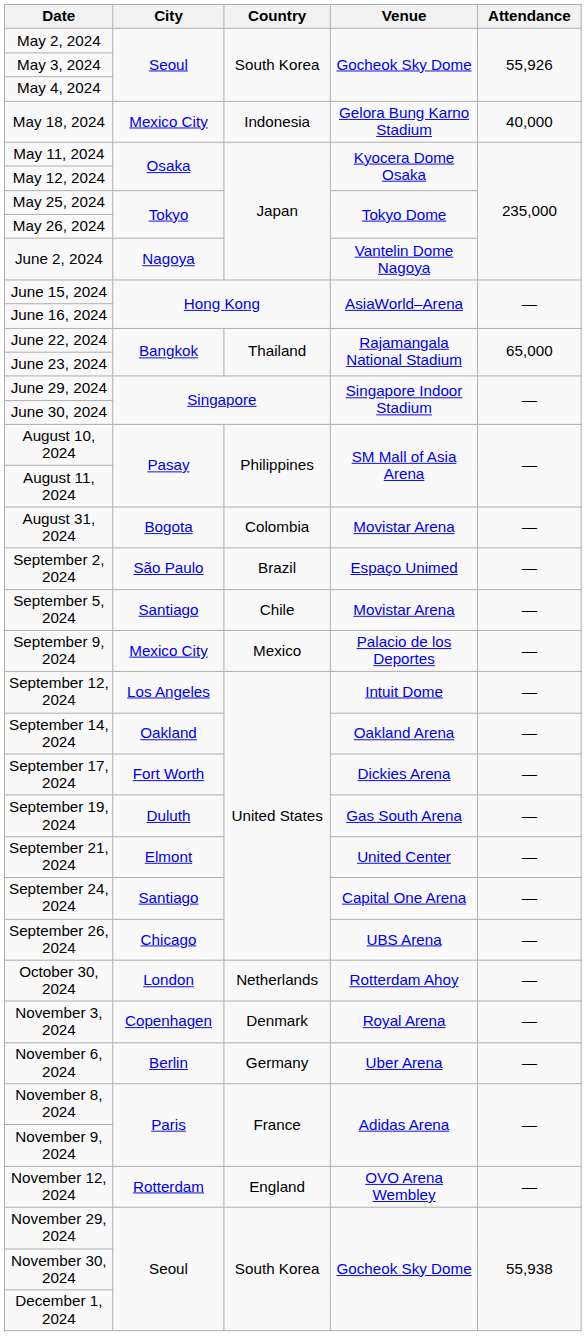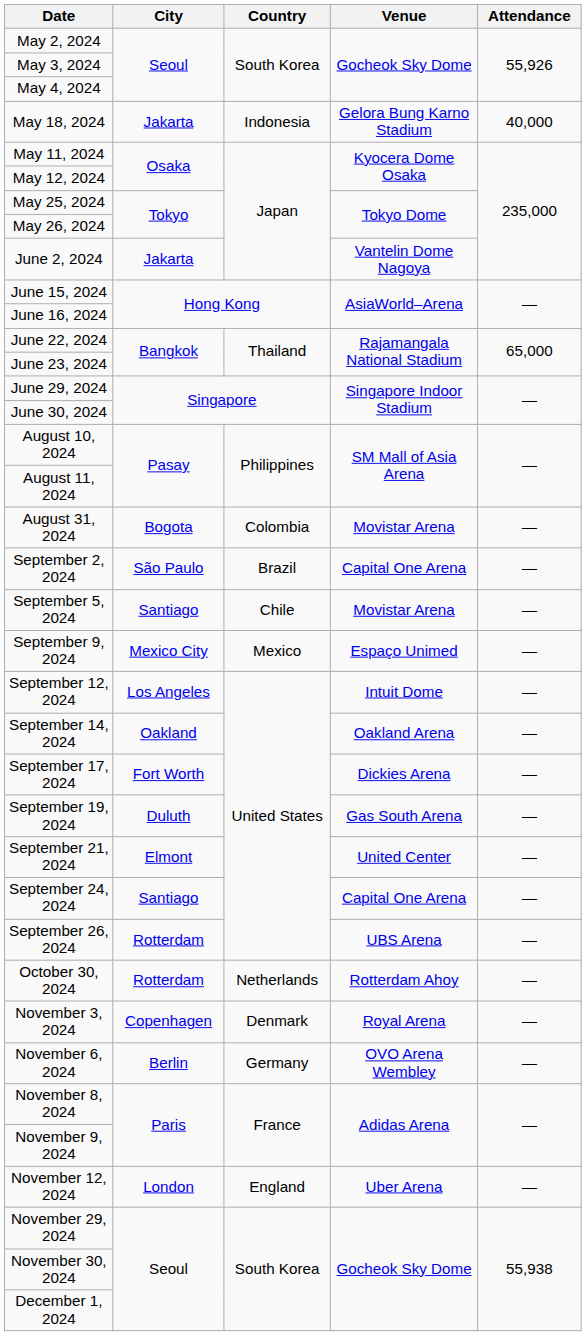(168, 121) Mexico City -> (168, 121) Jakarta
(168, 259) Nagoya -> (168, 259) Jakarta
(404, 568) Espaço Unimed -> (404, 568) Capital One Arena
(404, 651) Palacio de los Deportes -> (404, 651) Espaço Unimed
(168, 939) Chicago -> (168, 939) Rotterdam
(168, 980) London -> (168, 980) Rotterdam
(404, 1063) Uber Arena -> (404, 1063) OVO Arena Wembley
(168, 1186) Rotterdam -> (168, 1186) London
(404, 1186) OVO Arena Wembley -> (404, 1186) Uber Arena
